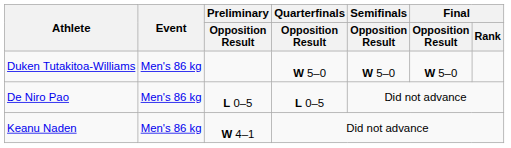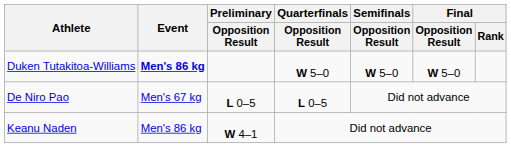(171, 67) normal -> (173, 67) bold
(171, 97) Men's 86 kg -> (171, 97) Men's 67 kg
